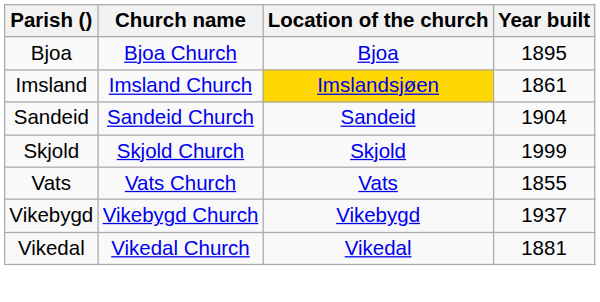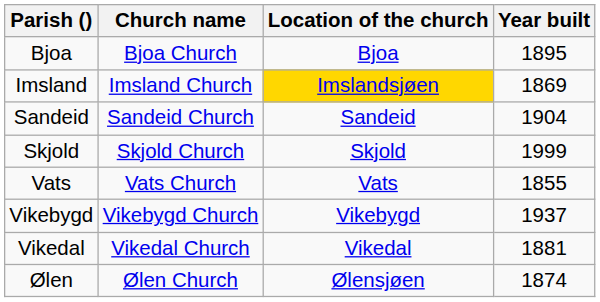(544, 85) 1861 -> (544, 85) 1869
+ row: (51, 280)
